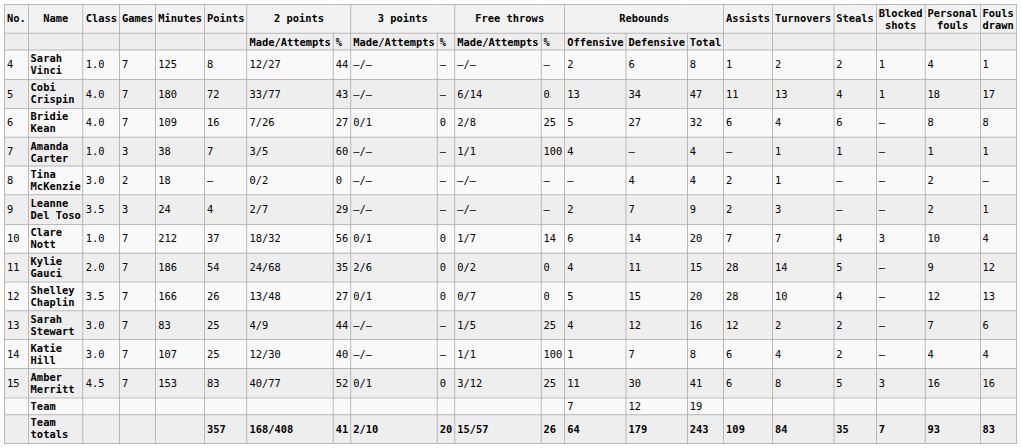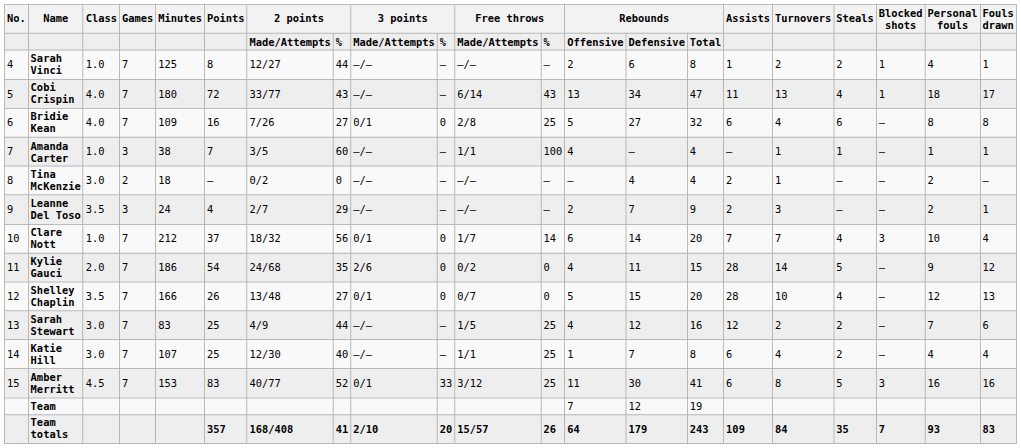(547, 94) 0 -> (550, 94) 43
(553, 354) 100 -> (550, 354) 25
(443, 383) 0 -> (446, 383) 33
